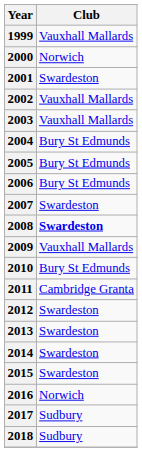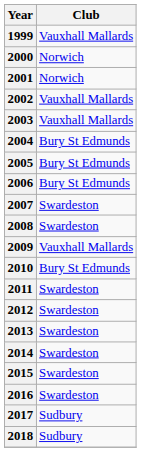(69, 77) Swardeston -> (61, 77) Norwich
(71, 225) bold -> (69, 225) normal
(86, 288) Cambridge Granta -> (69, 288) Swardeston
(61, 394) Norwich -> (69, 394) Swardeston
